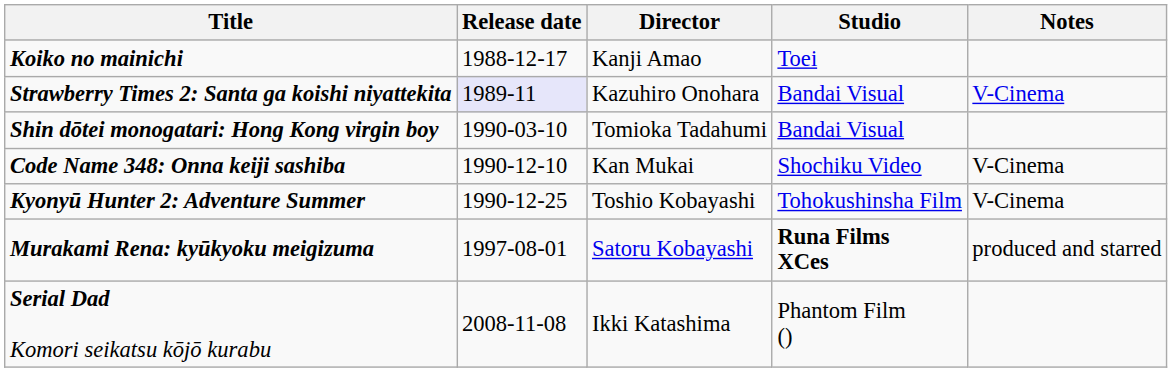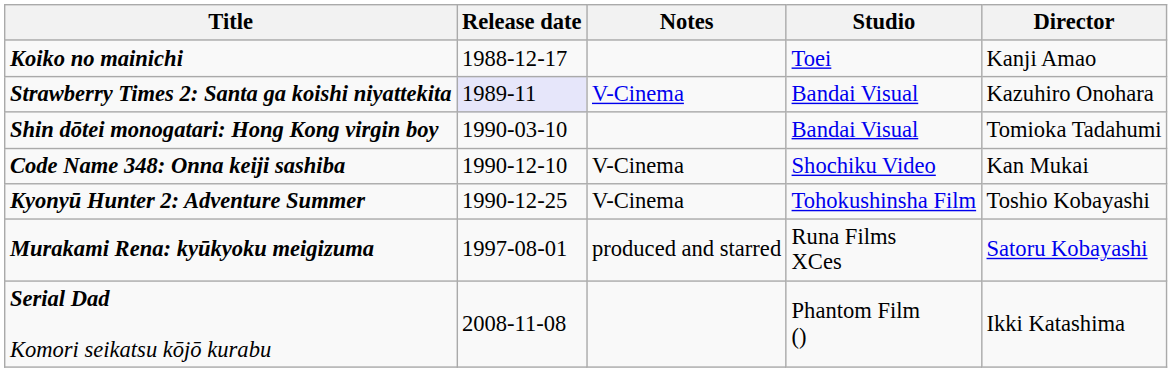columns swapped: (679, 22) <-> (1067, 22)
(833, 249) bold -> (844, 249) normal
